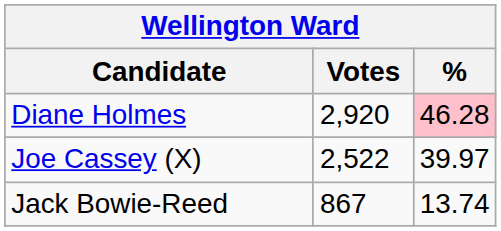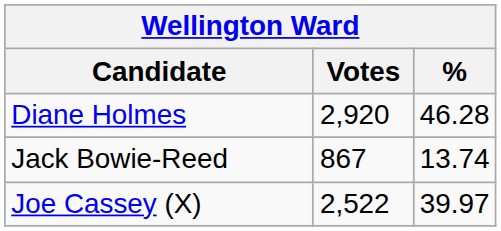(455, 114) pink background -> (455, 114) no background
rows swapped: (106, 159) <-> (120, 203)
